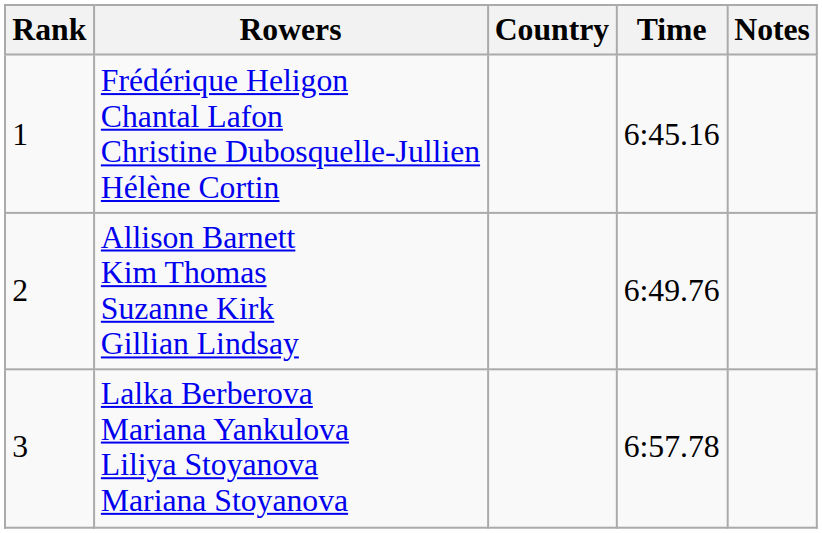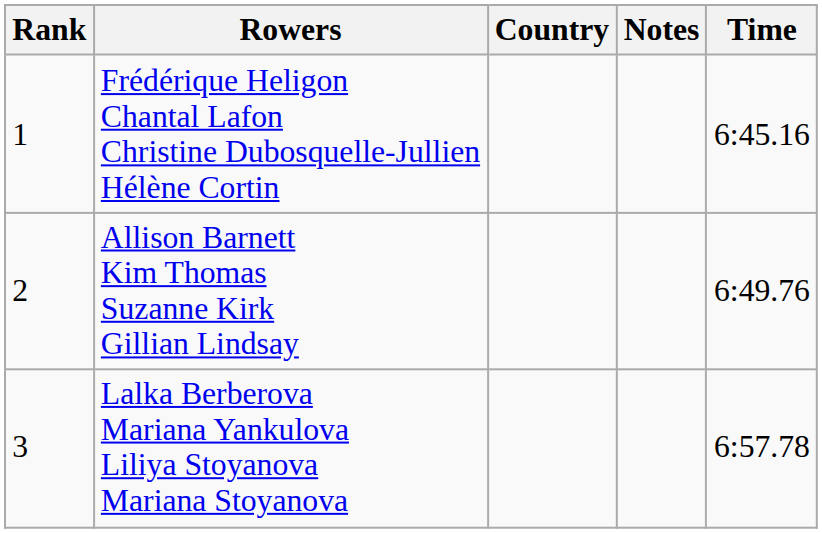columns swapped: (672, 29) <-> (772, 29)
